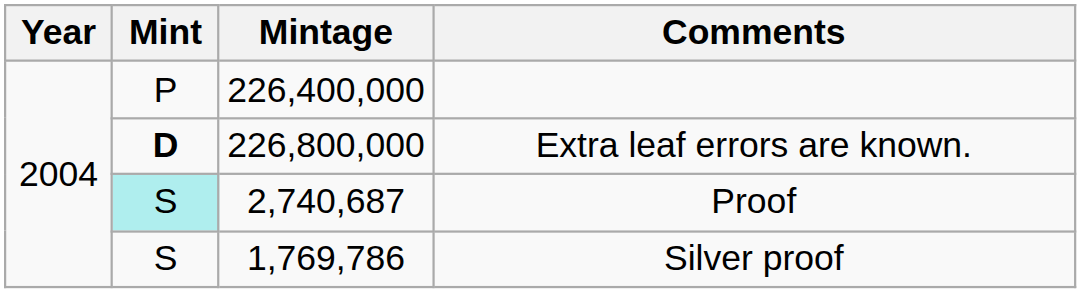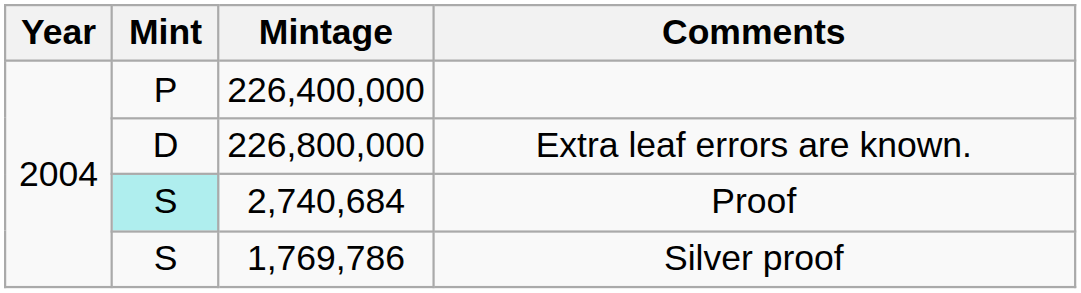(166, 145) bold -> (166, 145) normal
(326, 201) 2,740,687 -> (326, 201) 2,740,684
